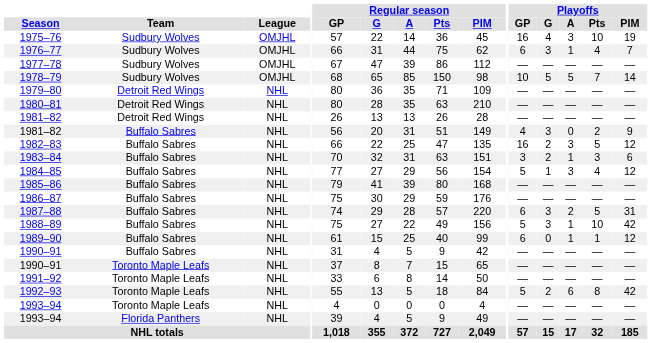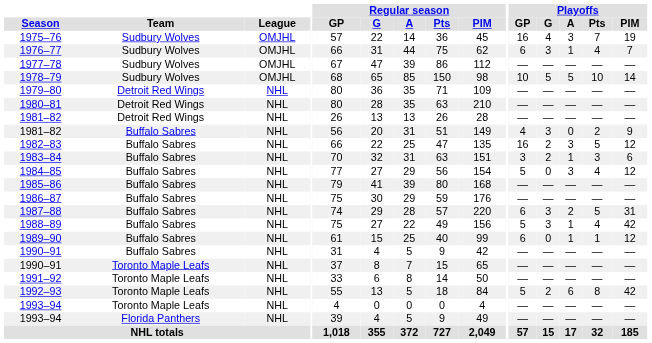(597, 37) 10 -> (597, 37) 7
(597, 77) 7 -> (597, 77) 10
(548, 171) 1 -> (548, 171) 0
(597, 225) 10 -> (597, 225) 4
